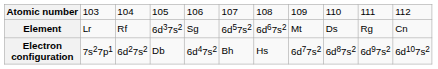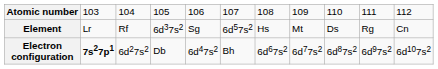(271, 29) 6d67s2 -> (263, 29) Hs
(98, 51) normal -> (98, 51) bold
(262, 51) Hs -> (272, 51) 6d67s2
